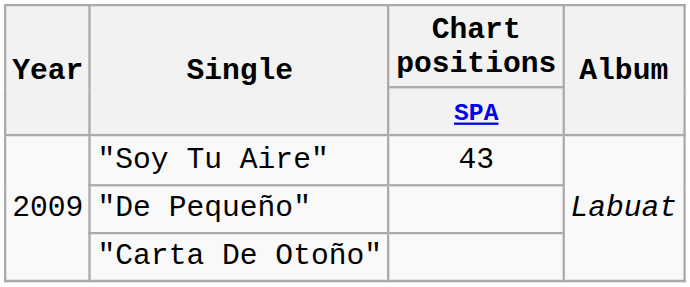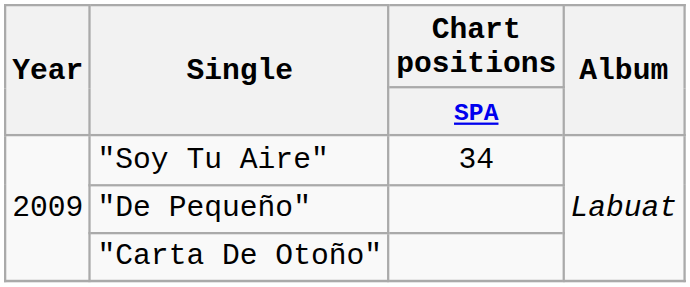(476, 160) 43 -> (476, 160) 34
